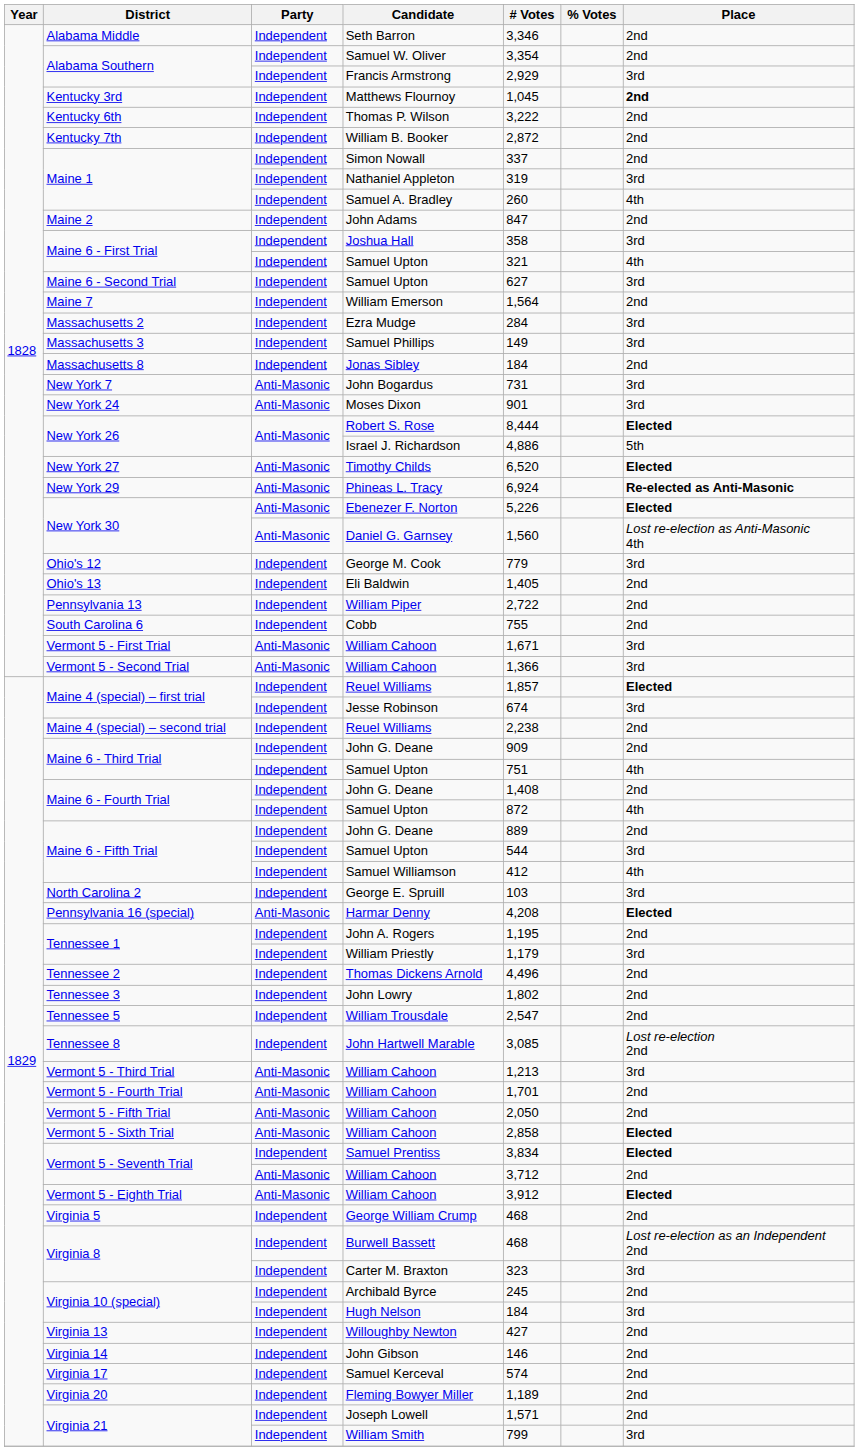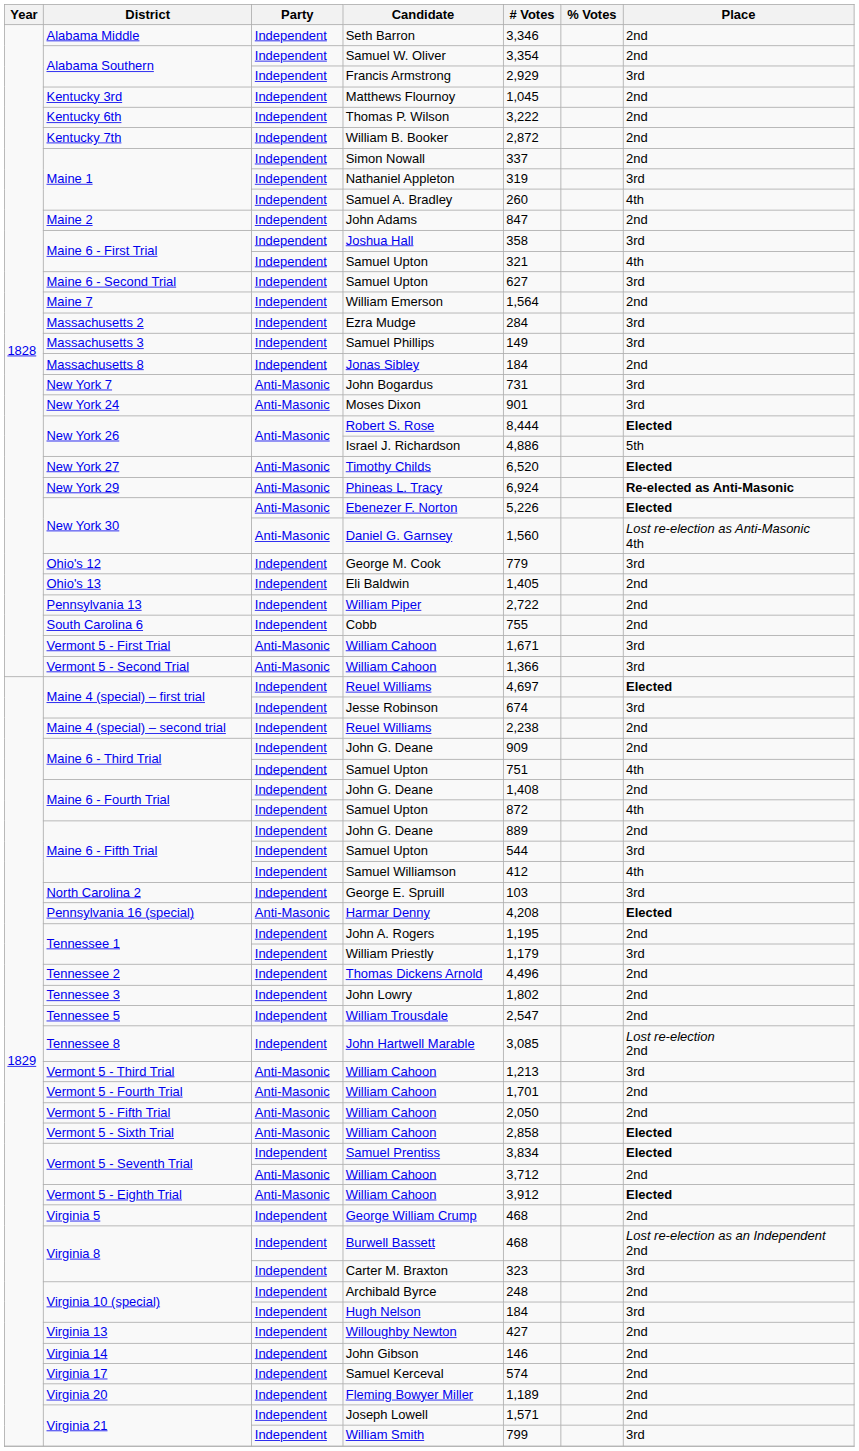(638, 96) bold -> (637, 96) normal
(522, 687) 1,857 -> (522, 687) 4,697
(517, 1291) 245 -> (517, 1291) 248
